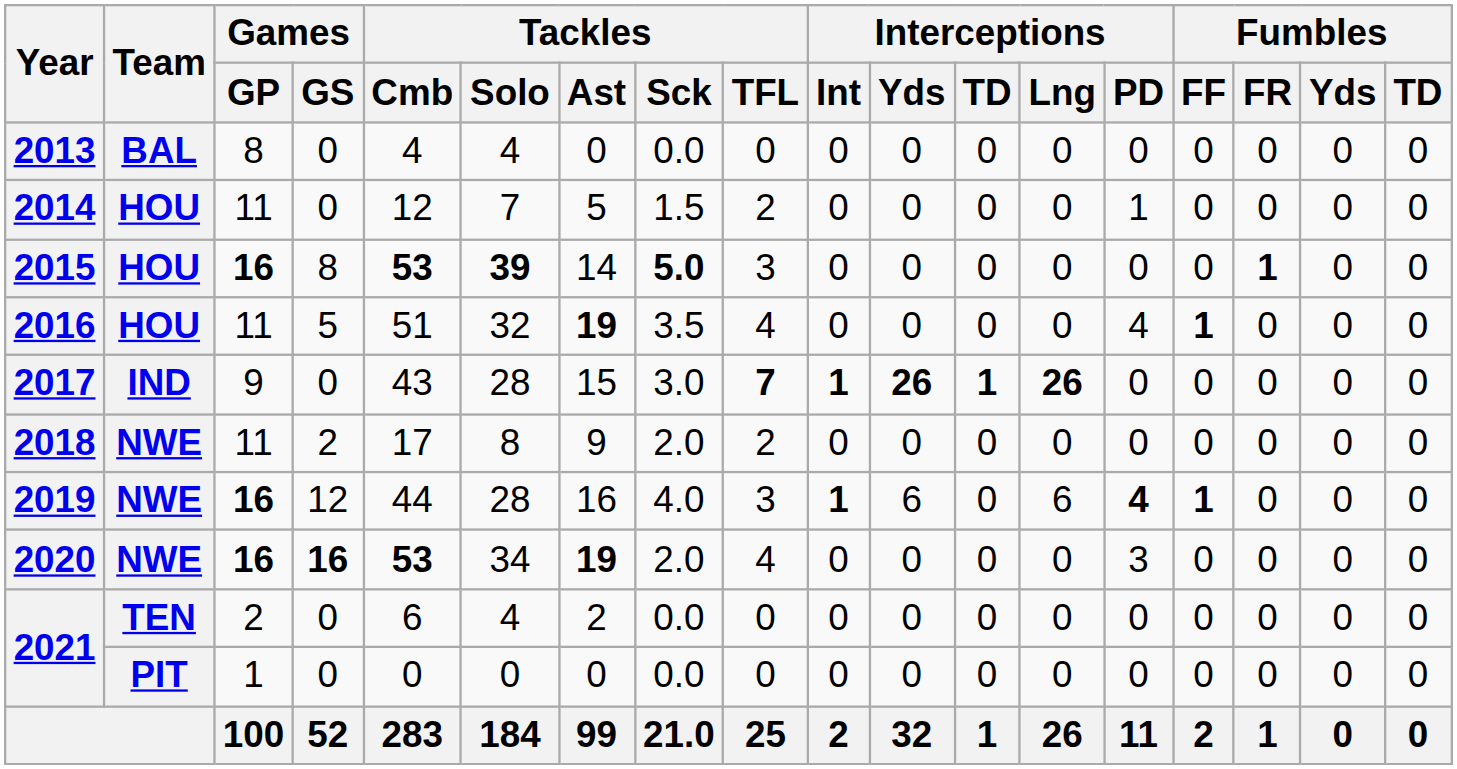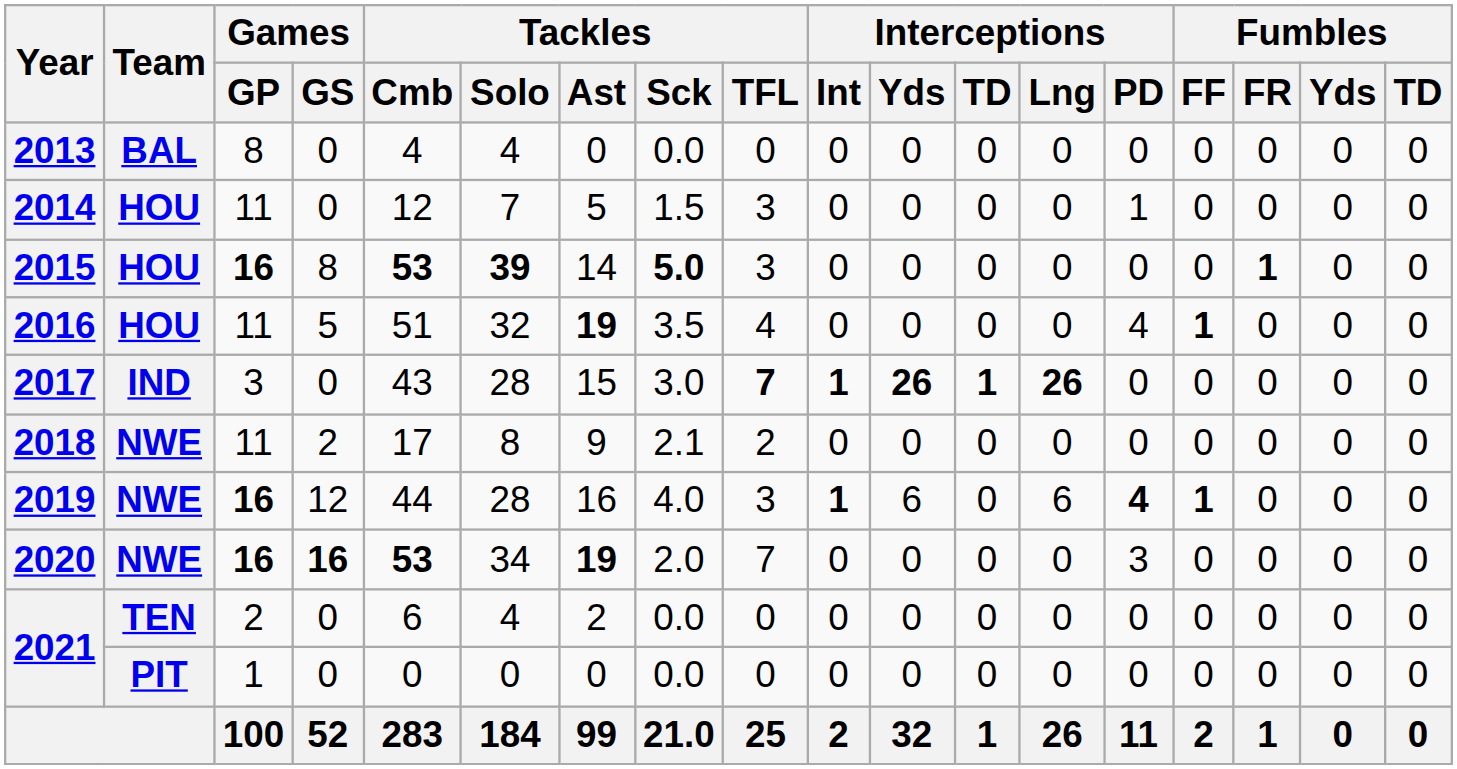(765, 208) 2 -> (765, 208) 3
(254, 383) 9 -> (254, 383) 3
(679, 442) 2.0 -> (679, 442) 2.1
(765, 558) 4 -> (765, 558) 7
